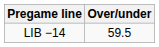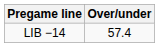(119, 33) 59.5 -> (119, 33) 57.4
